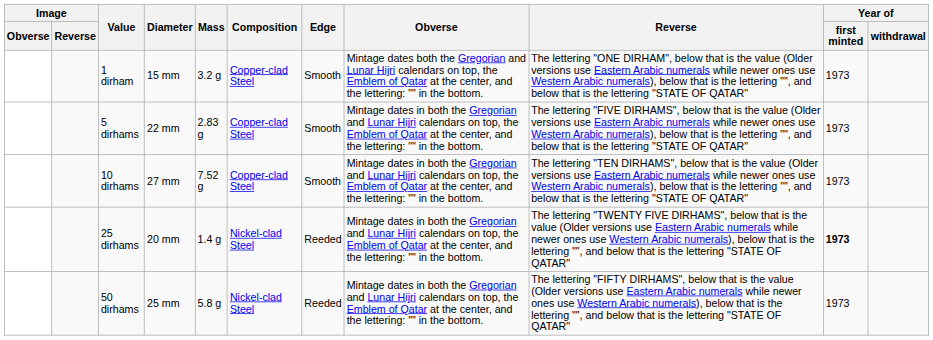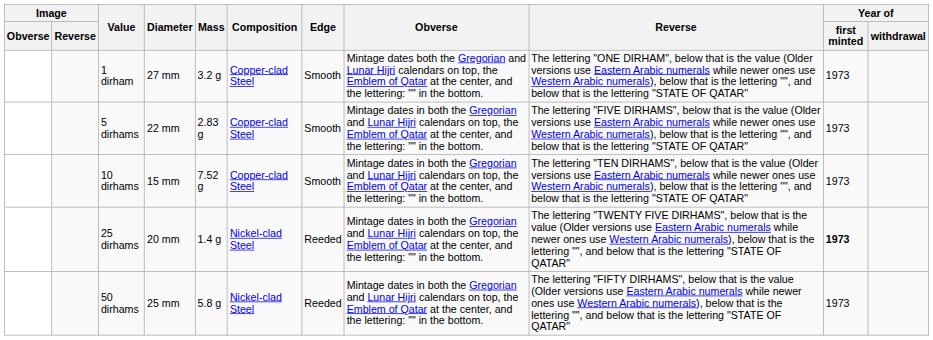(163, 76) 15 mm -> (163, 76) 27 mm
(163, 181) 27 mm -> (163, 181) 15 mm
